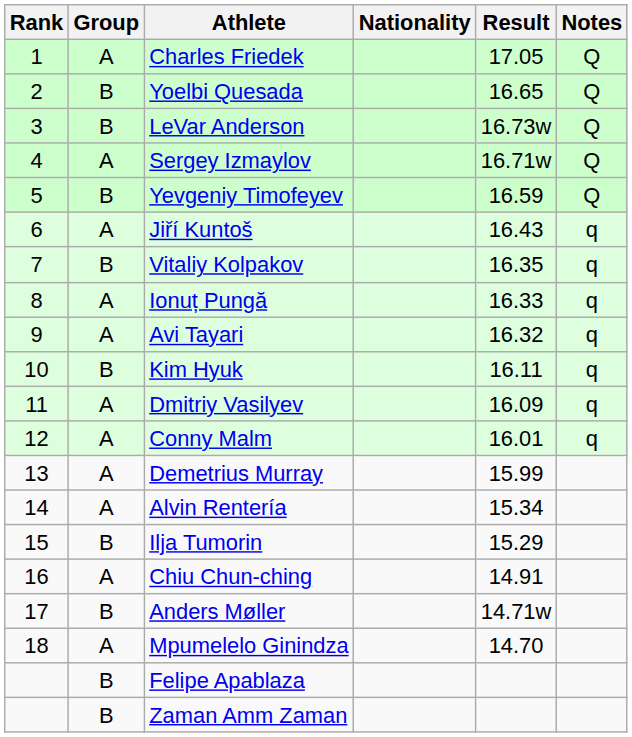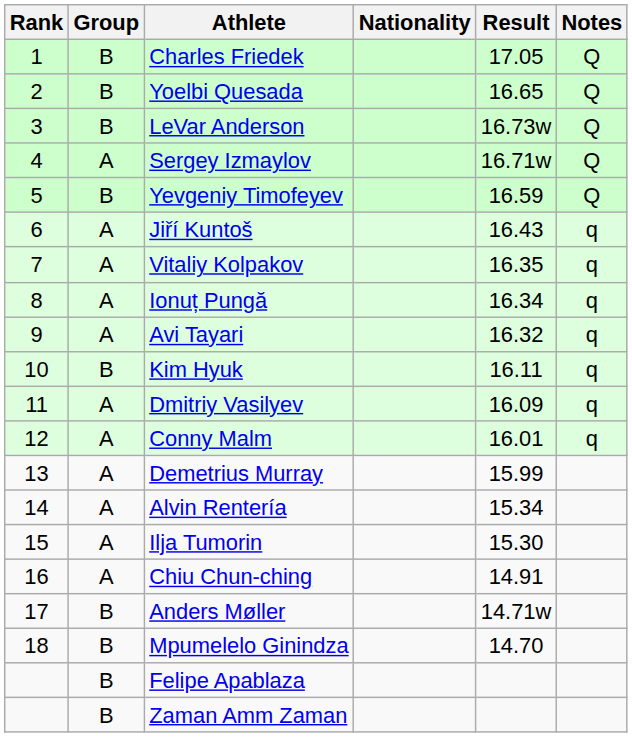(106, 57) A -> (106, 57) B
(106, 265) B -> (106, 265) A
(516, 299) 16.33 -> (516, 299) 16.34
(106, 542) B -> (106, 542) A
(516, 542) 15.29 -> (516, 542) 15.30
(106, 646) A -> (106, 646) B
